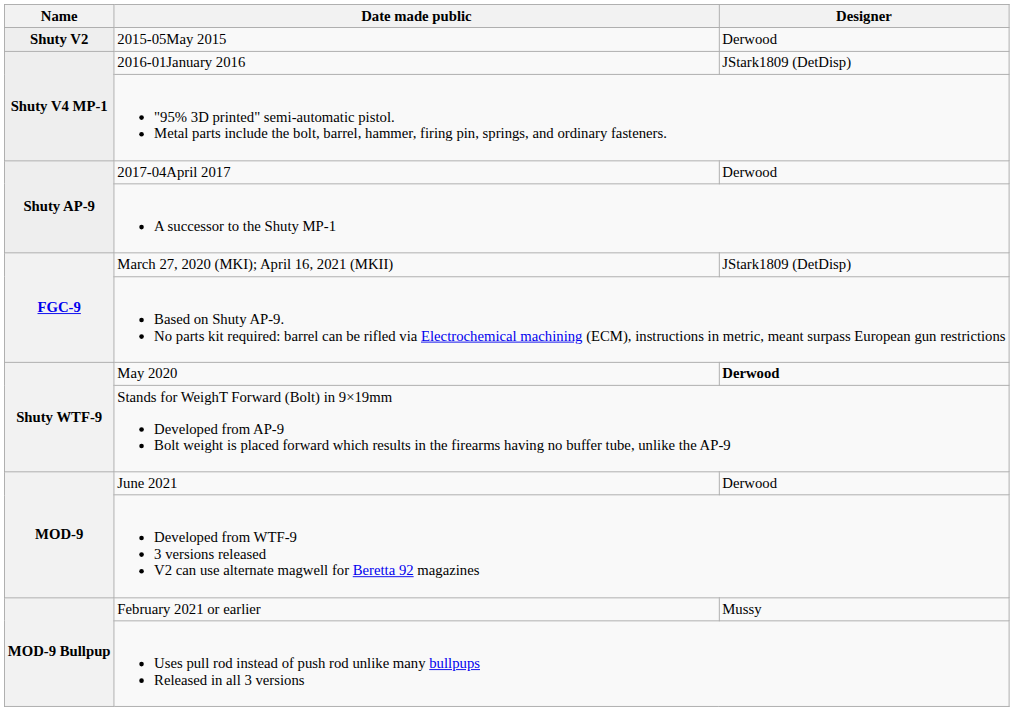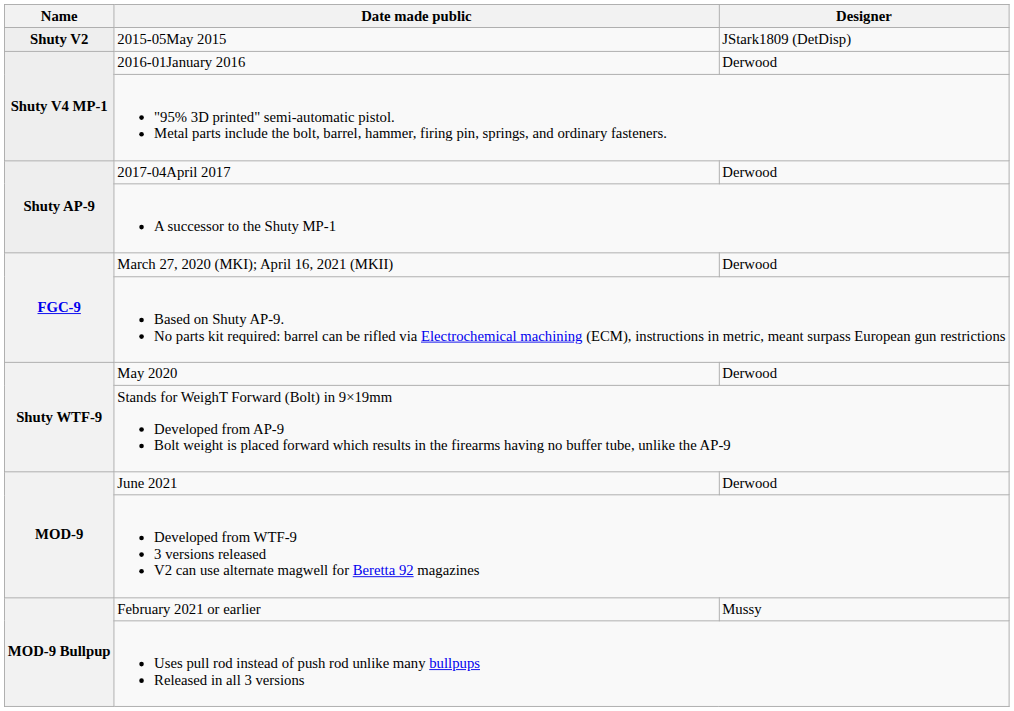(750, 39) Derwood -> (787, 39) JStark1809 (DetDisp)
(787, 62) JStark1809 (DetDisp) -> (750, 62) Derwood
(787, 264) JStark1809 (DetDisp) -> (750, 264) Derwood
(751, 374) bold -> (750, 374) normal
